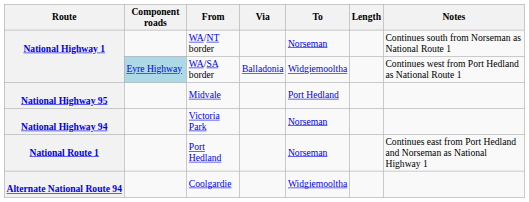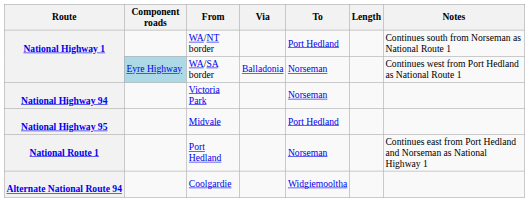(308, 43) Norseman -> (313, 43) Port Hedland
(318, 69) Widgiemooltha -> (308, 69) Norseman
rows swapped: (204, 121) <-> (205, 95)
